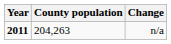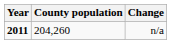(52, 30) 204,263 -> (52, 30) 204,260
